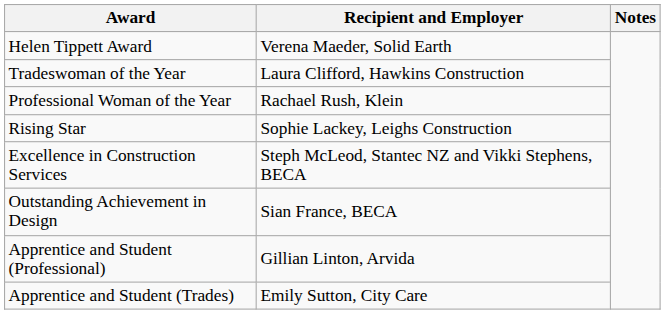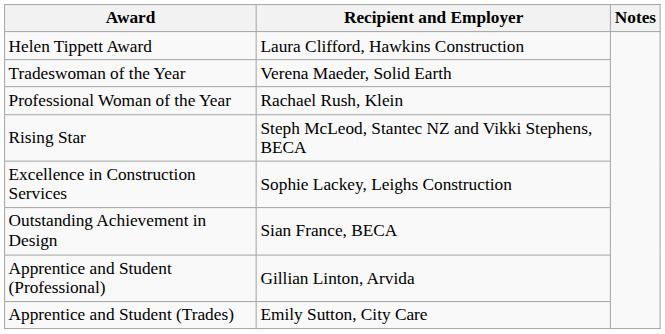(356, 45) Verena Maeder, Solid Earth -> (392, 45) Laura Clifford, Hawkins Construction
(392, 73) Laura Clifford, Hawkins Construction -> (356, 73) Verena Maeder, Solid Earth
(386, 127) Sophie Lackey, Leighs Construction -> (426, 137) Steph McLeod, Stantec NZ and Vikki Stephens, BECA
(426, 164) Steph McLeod, Stantec NZ and Vikki Stephens, BECA -> (386, 184) Sophie Lackey, Leighs Construction
